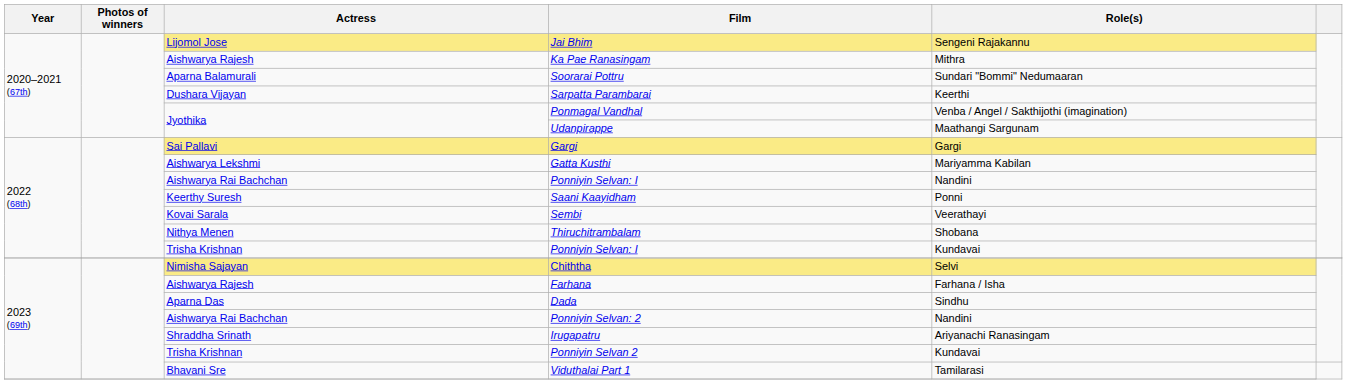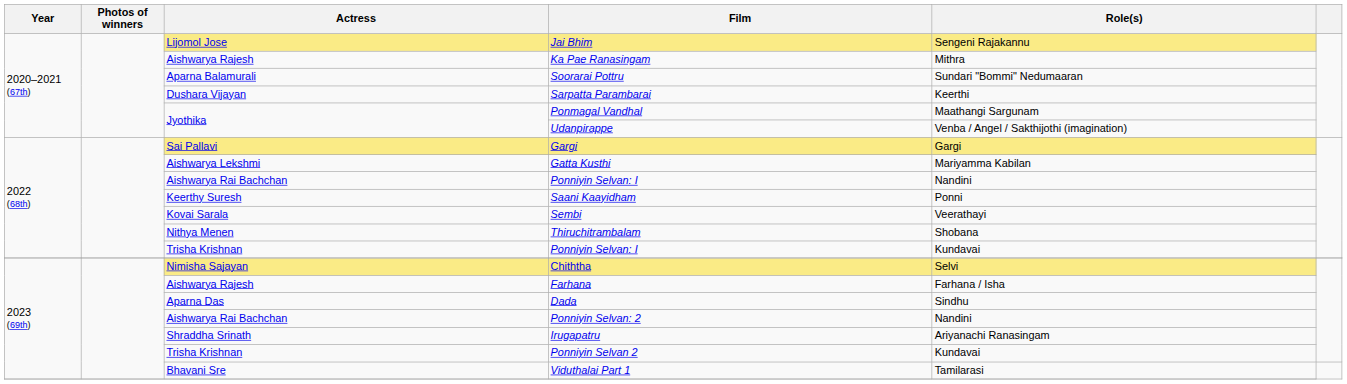(1031, 111) Venba / Angel / Sakthijothi (imagination) -> (987, 111) Maathangi Sargunam
(987, 128) Maathangi Sargunam -> (1031, 128) Venba / Angel / Sakthijothi (imagination)
